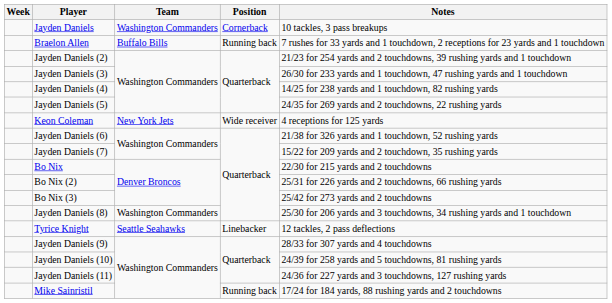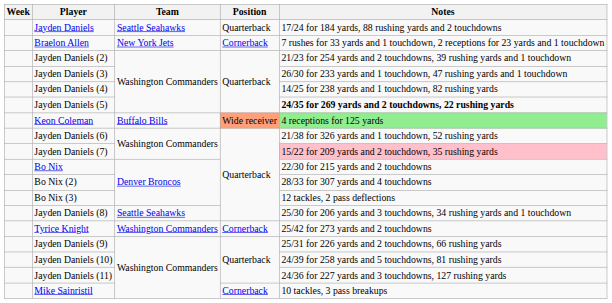(167, 27) Washington Commanders -> (151, 27) Seattle Seahawks
(245, 27) Cornerback -> (246, 27) Quarterback
(334, 27) 10 tackles, 3 pass breakups -> (391, 27) 17/24 for 184 yards, 88 rushing yards and 2 touchdowns
(142, 43) Buffalo Bills -> (145, 43) New York Jets
(250, 43) Running back -> (245, 43) Cornerback
(391, 105) normal -> (398, 105) bold
(145, 120) New York Jets -> (142, 120) Buffalo Bills
(250, 120) no background -> (250, 120) lightsalmon background
(332, 120) no background -> (332, 120) lightgreen background
(390, 151) no background -> (390, 151) pink background
(391, 182) 25/31 for 226 yards and 2 touchdowns, 66 rushing yards -> (356, 182) 28/33 for 307 yards and 4 touchdowns
(356, 197) 25/42 for 273 yards and 2 touchdowns -> (338, 197) 12 tackles, 2 pass deflections
(167, 213) Washington Commanders -> (151, 213) Seattle Seahawks
(151, 228) Seattle Seahawks -> (167, 228) Washington Commanders
(244, 228) Linebacker -> (245, 228) Cornerback
(338, 228) 12 tackles, 2 pass deflections -> (356, 228) 25/42 for 273 yards and 2 touchdowns
(356, 244) 28/33 for 307 yards and 4 touchdowns -> (391, 244) 25/31 for 226 yards and 2 touchdowns, 66 rushing yards
(250, 290) Running back -> (245, 290) Cornerback
(391, 290) 17/24 for 184 yards, 88 rushing yards and 2 touchdowns -> (334, 290) 10 tackles, 3 pass breakups
